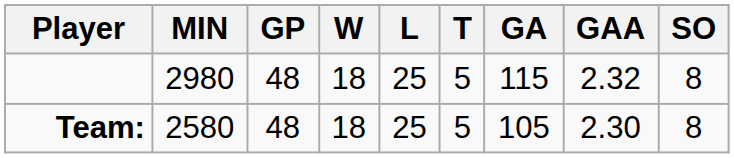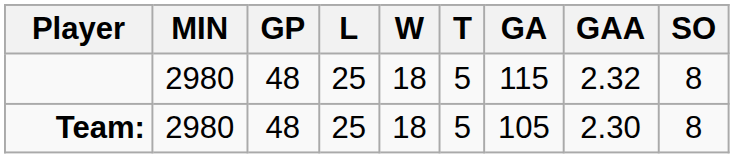columns swapped: (349, 29) <-> (409, 29)
(200, 127) 2580 -> (200, 127) 2980
